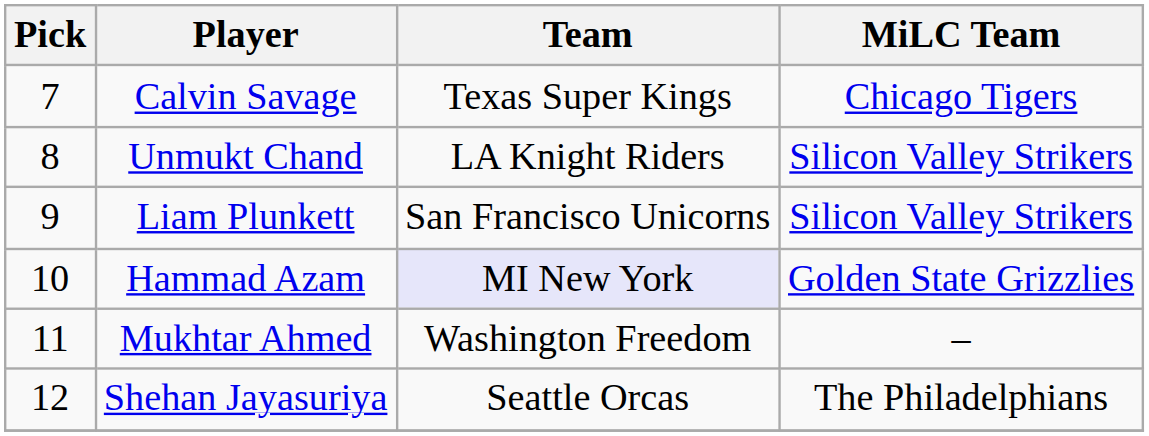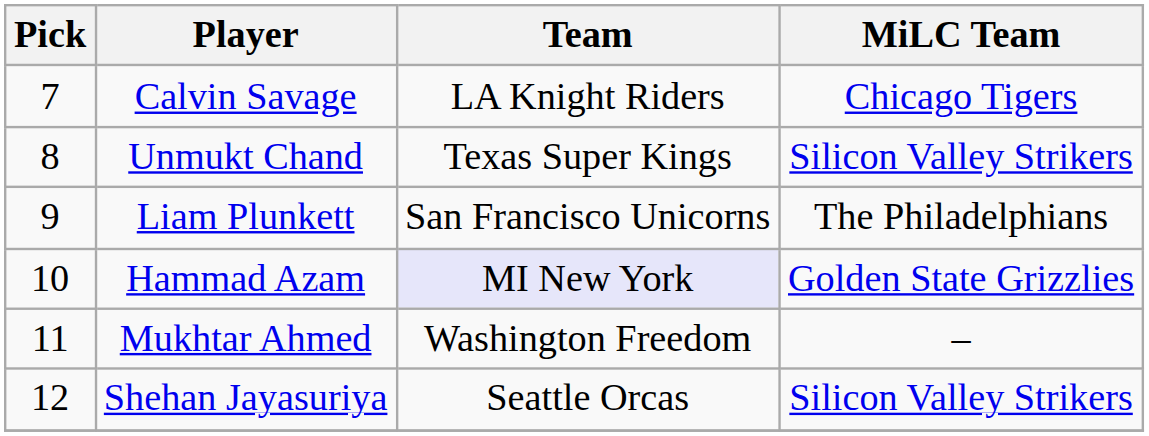(588, 95) Texas Super Kings -> (588, 95) LA Knight Riders
(588, 156) LA Knight Riders -> (588, 156) Texas Super Kings
(961, 216) Silicon Valley Strikers -> (961, 216) The Philadelphians
(961, 398) The Philadelphians -> (961, 398) Silicon Valley Strikers
